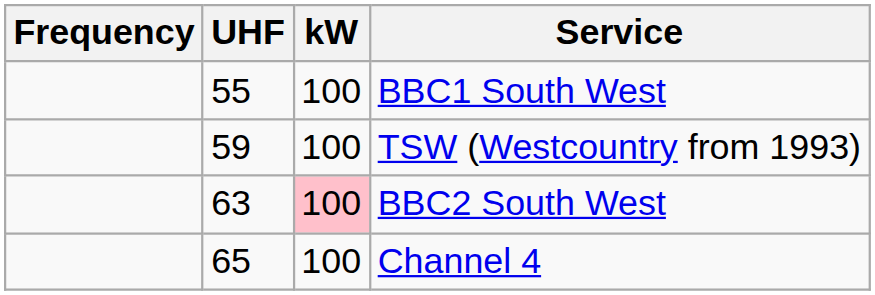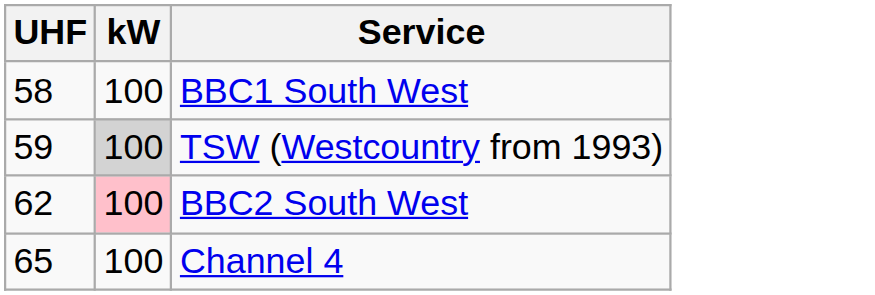- column: (104, 32)
(231, 89) 55 -> (33, 89) 58
(331, 146) no background -> (133, 146) lightgrey background
(231, 203) 63 -> (33, 203) 62
